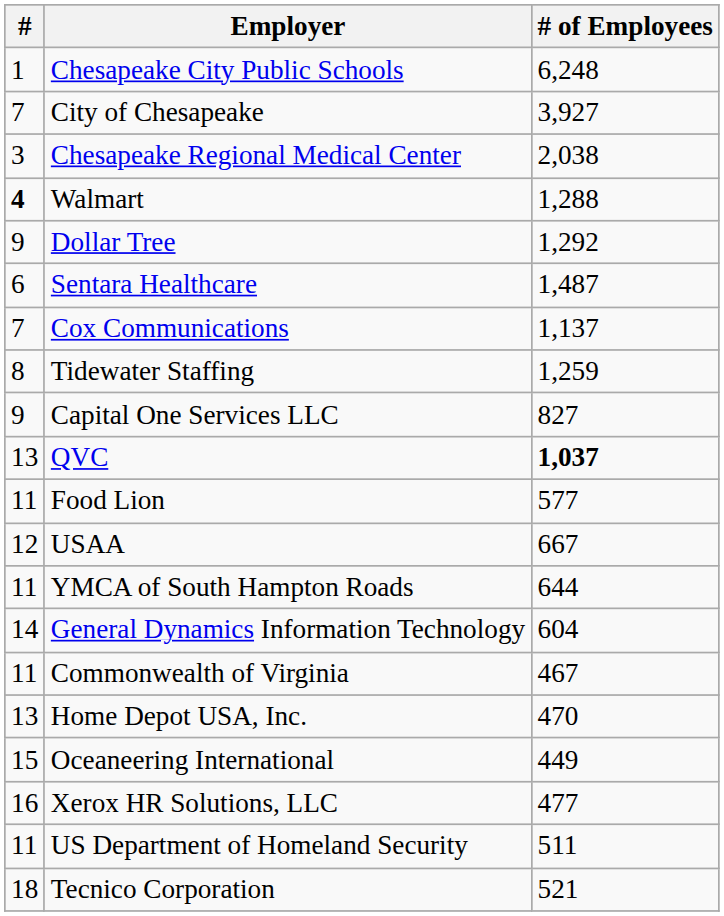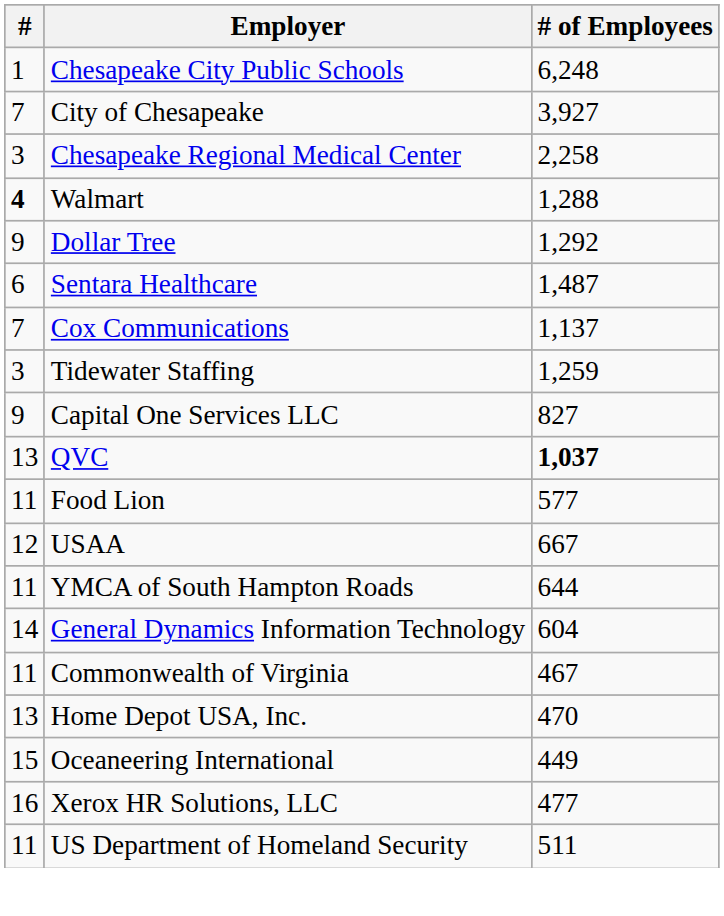(568, 155) 2,038 -> (568, 155) 2,258
(18, 371) 8 -> (18, 371) 3
- row: (163, 888)
